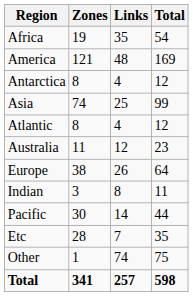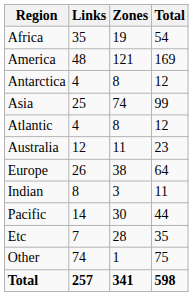columns swapped: (90, 15) <-> (131, 15)
